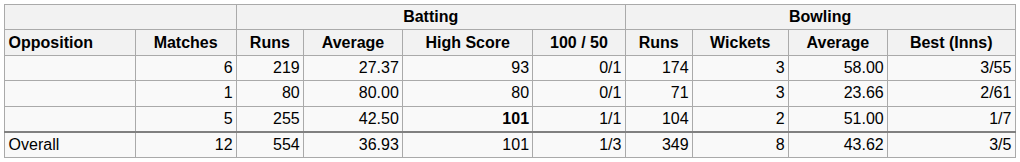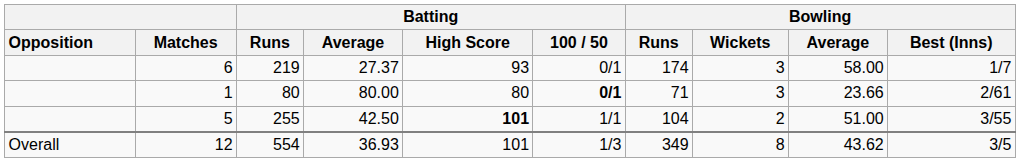(996, 67) 3/55 -> (1000, 67) 1/7
(610, 93) normal -> (610, 93) bold
(1000, 118) 1/7 -> (996, 118) 3/55
